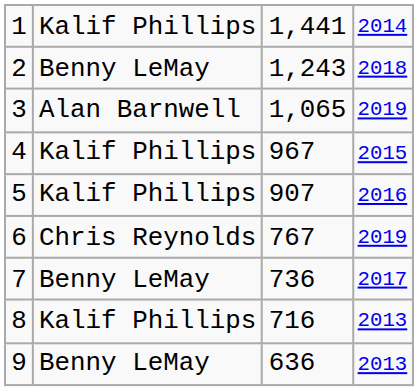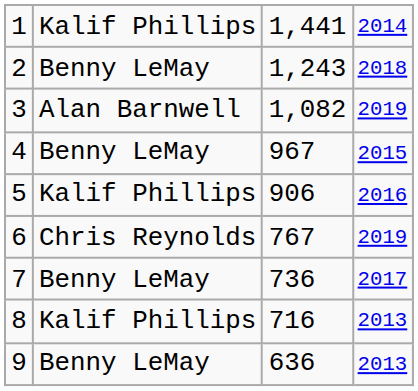(307, 110) 1,065 -> (307, 110) 1,082
(148, 153) Kalif Phillips -> (124, 153) Benny LeMay
(292, 195) 907 -> (292, 195) 906
